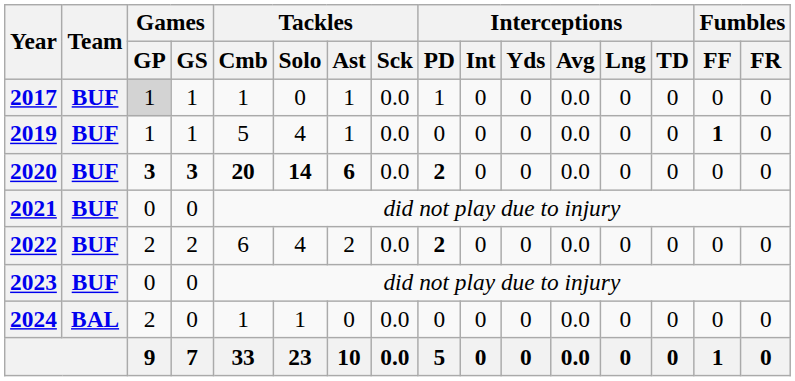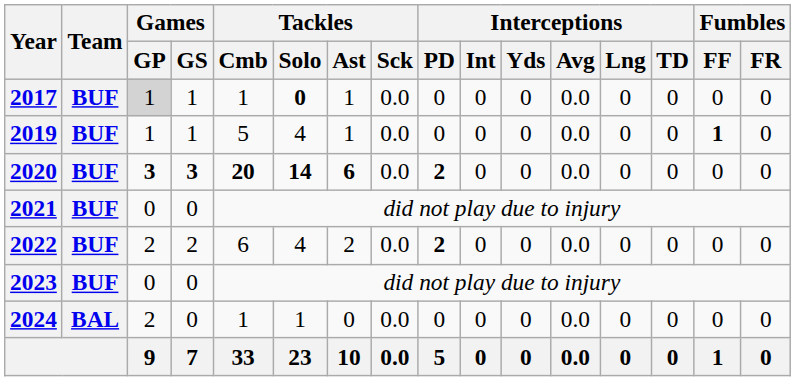(300, 97) normal -> (300, 97) bold
(439, 97) 1 -> (439, 97) 0
